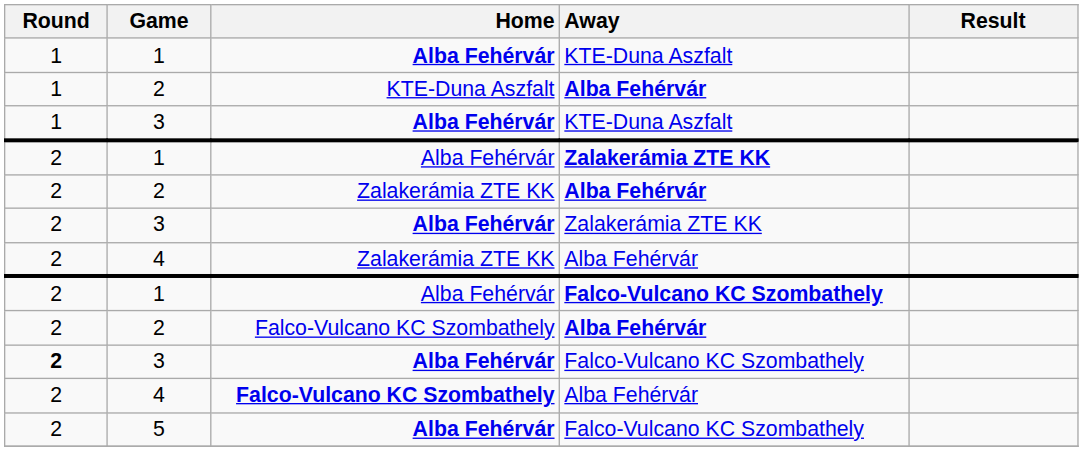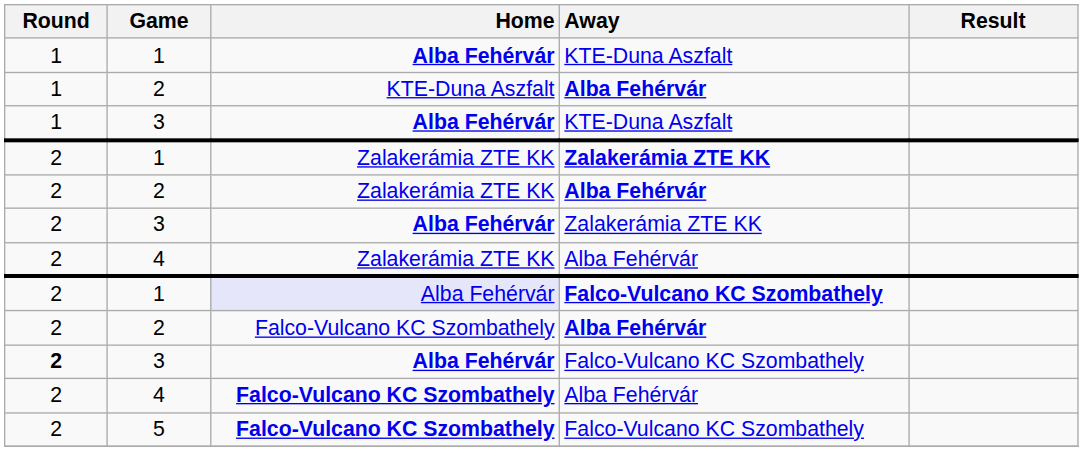(488, 157) Alba Fehérvár -> (456, 157) Zalakerámia ZTE KK
(488, 294) no background -> (488, 294) lavender background
(484, 429) Alba Fehérvár -> (395, 429) Falco-Vulcano KC Szombathely
